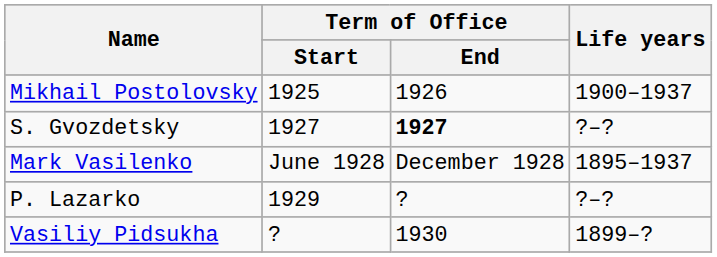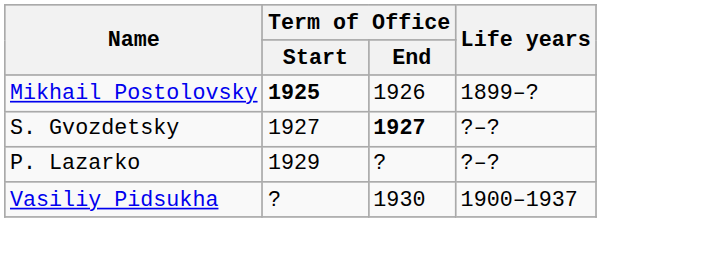(294, 93) normal -> (294, 93) bold
(634, 93) 1900–1937 -> (500, 93) 1899–?
- row: (101, 164)
(614, 235) 1899–? -> (519, 199) 1900–1937
